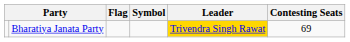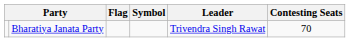(218, 28) gold background -> (218, 28) no background
(306, 28) 69 -> (306, 28) 70
